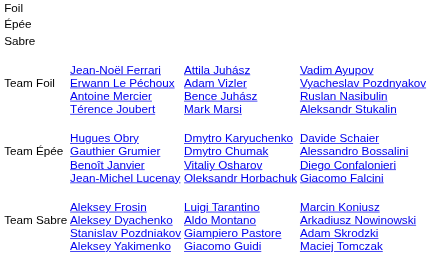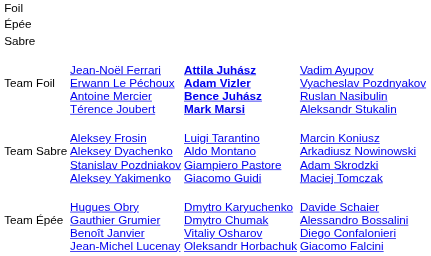(221, 89) normal -> (223, 89) bold
rows swapped: (34, 151) <-> (36, 220)
